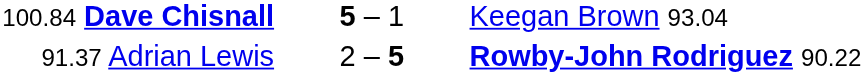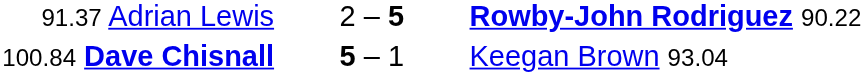rows swapped: (138, 16) <-> (158, 56)
